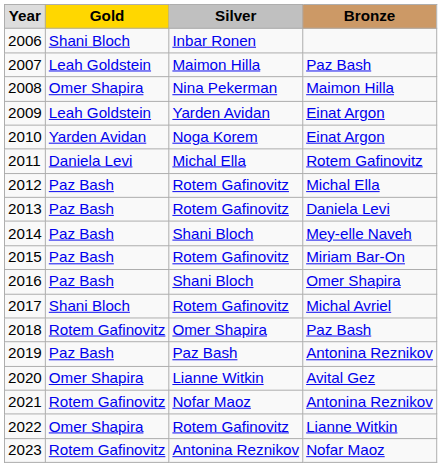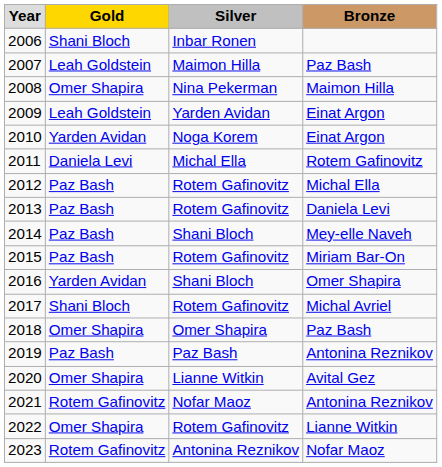(81, 281) Paz Bash -> (98, 281) Yarden Avidan
(107, 329) Rotem Gafinovitz -> (96, 329) Omer Shapira
